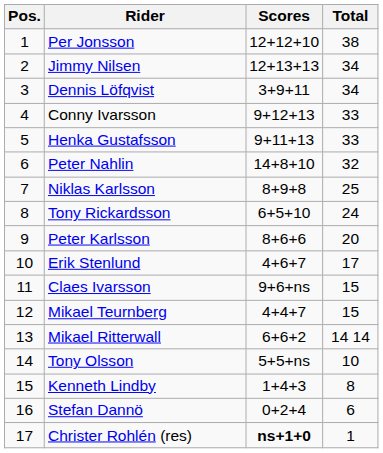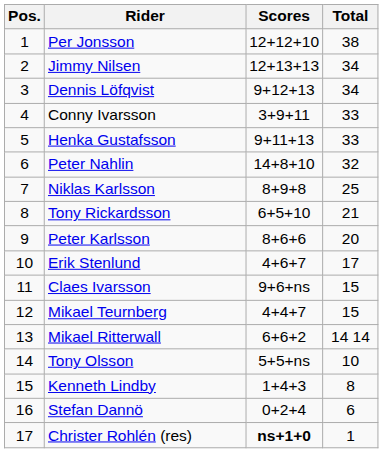(284, 90) 3+9+11 -> (284, 90) 9+12+13
(284, 115) 9+12+13 -> (284, 115) 3+9+11
(350, 213) 24 -> (350, 213) 21
